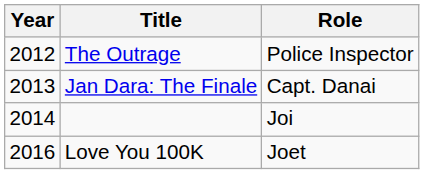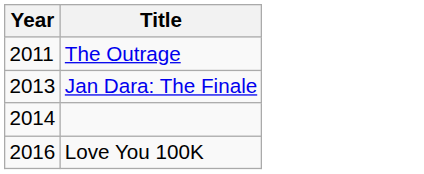- column: (340, 20)
(32, 53) 2012 -> (32, 53) 2011
